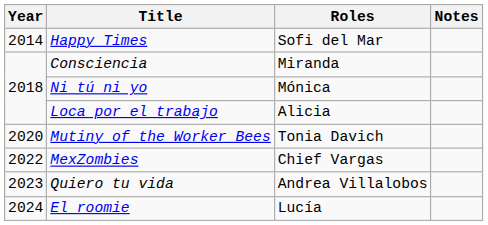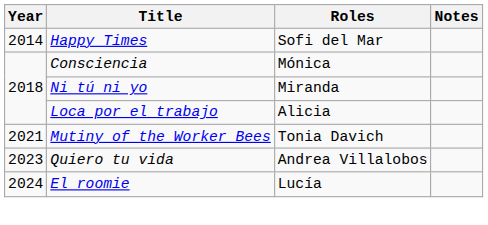(309, 64) Miranda -> (304, 64) Mónica
(304, 88) Mónica -> (309, 88) Miranda
(26, 136) 2020 -> (26, 136) 2021
- row: (94, 160)
